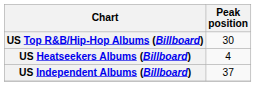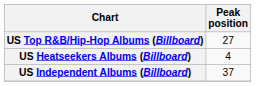(228, 40) 30 -> (228, 40) 27
